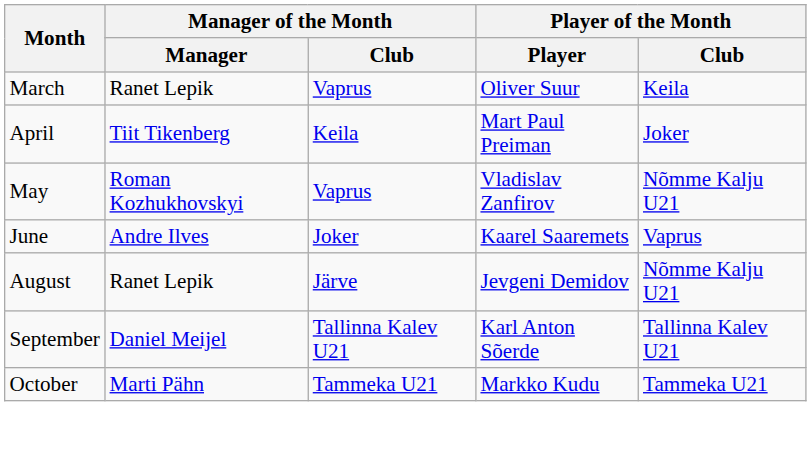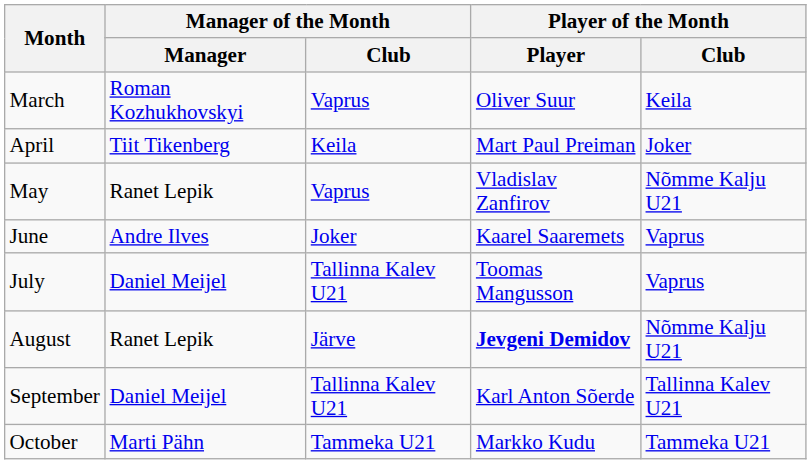(161, 88) Ranet Lepik -> (176, 100) Roman Kozhukhovskyi
(176, 190) Roman Kozhukhovskyi -> (161, 190) Ranet Lepik
+ row: (27, 281)
(555, 281) normal -> (553, 338) bold
